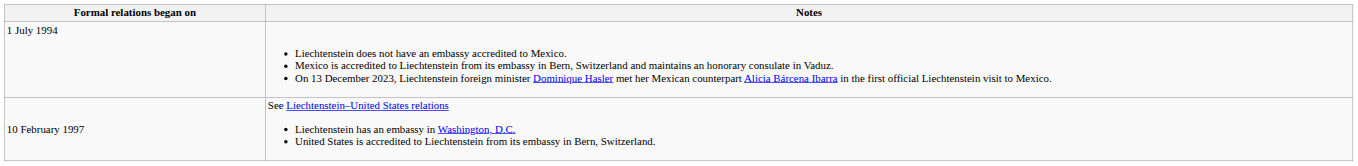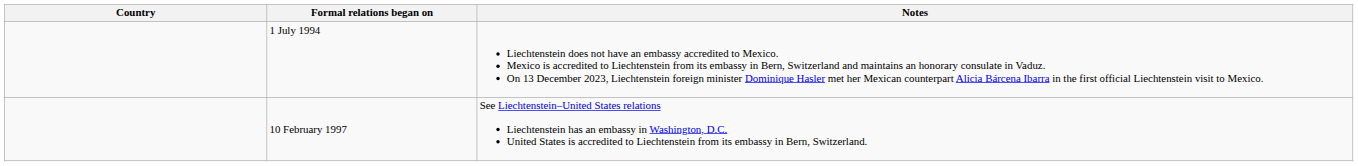+ column: (136, 13)
